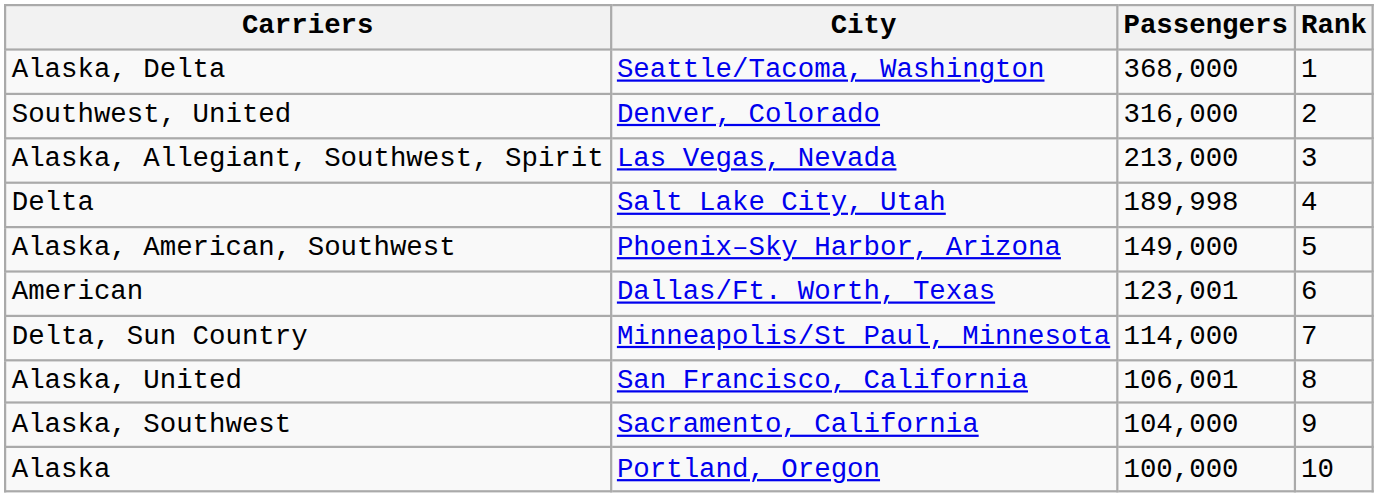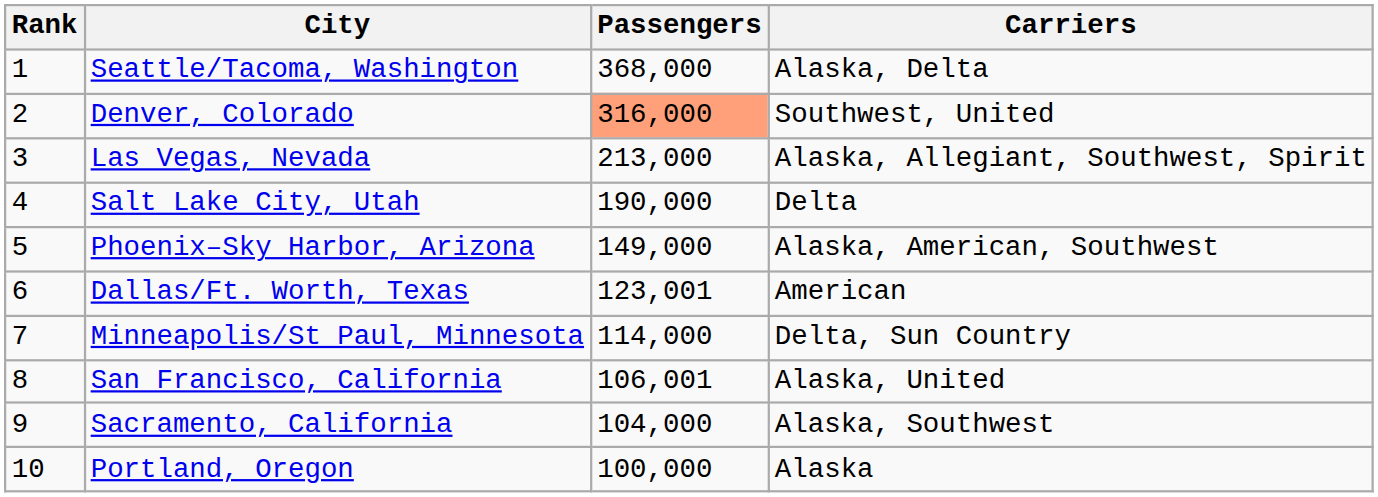columns swapped: (1334, 28) <-> (308, 28)
(1181, 116) no background -> (655, 116) lightsalmon background
(1181, 205) 189,998 -> (655, 205) 190,000
